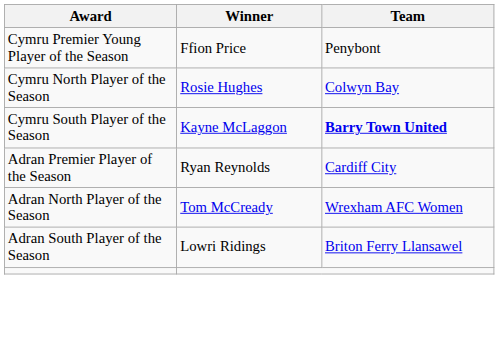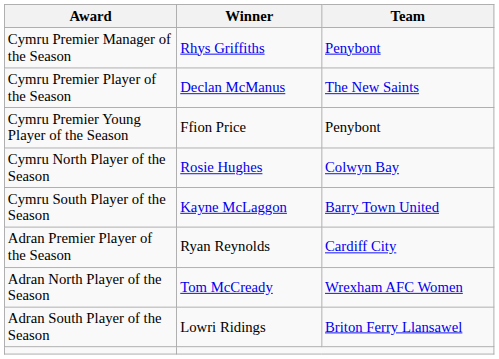+ row: (89, 47)
+ row: (82, 87)
(386, 127) bold -> (382, 207) normal
